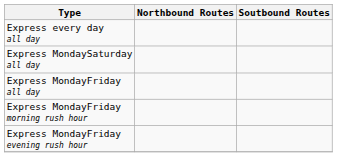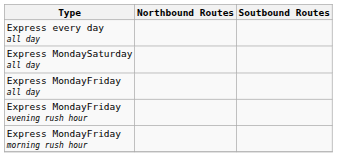rows swapped: (64, 112) <-> (64, 139)
